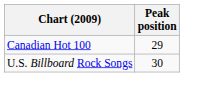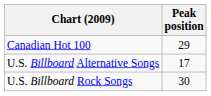+ row: (83, 63)
